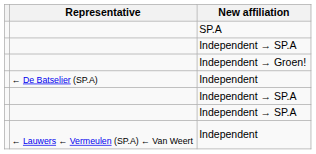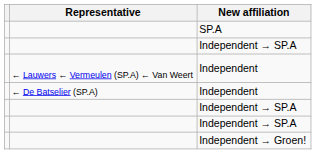rows swapped: (103, 63) <-> (102, 142)
